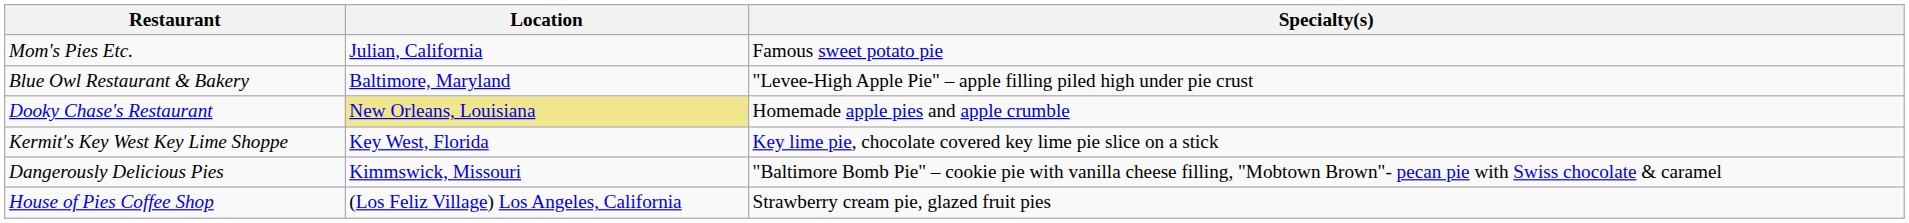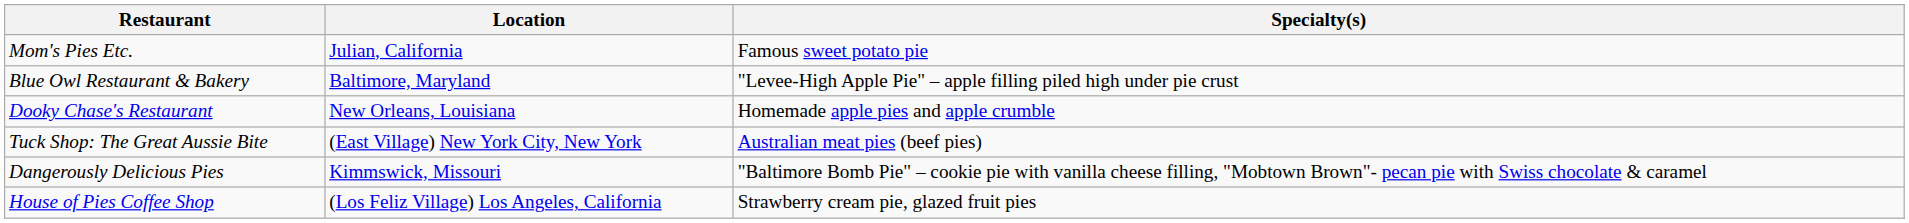(442, 111) khaki background -> (422, 111) no background
+ row: (138, 141)
- row: (149, 141)
